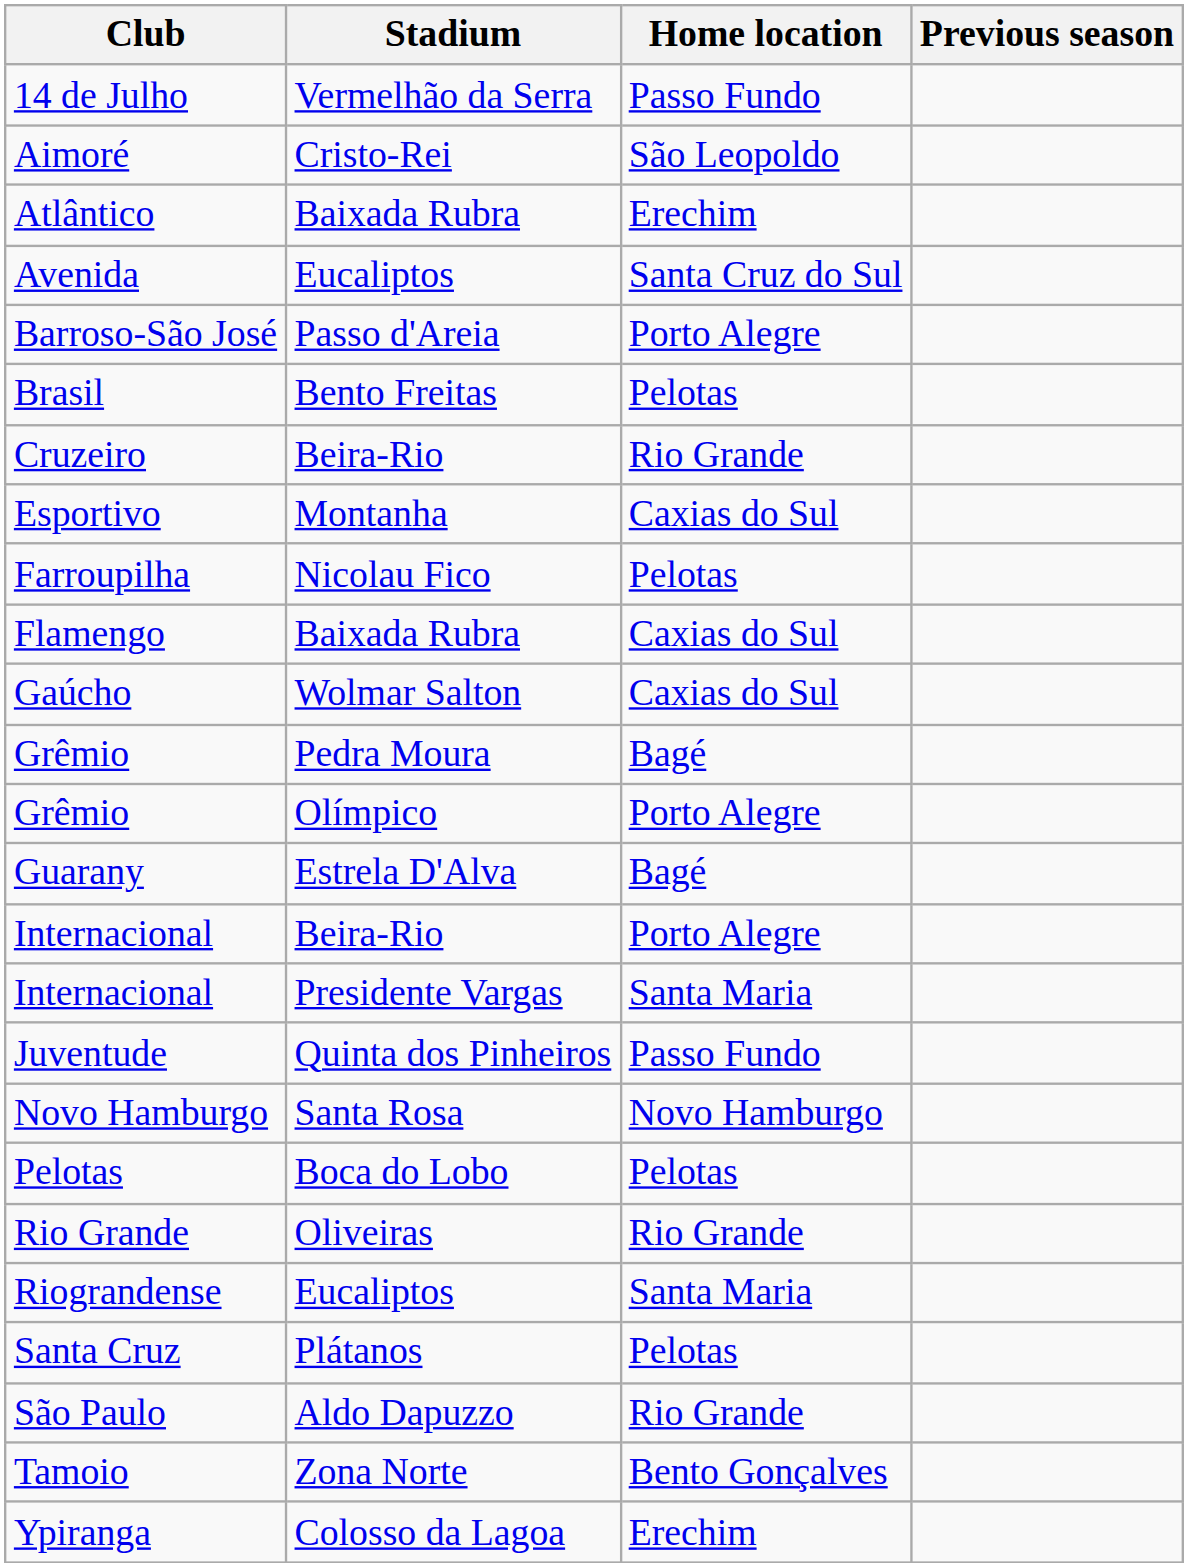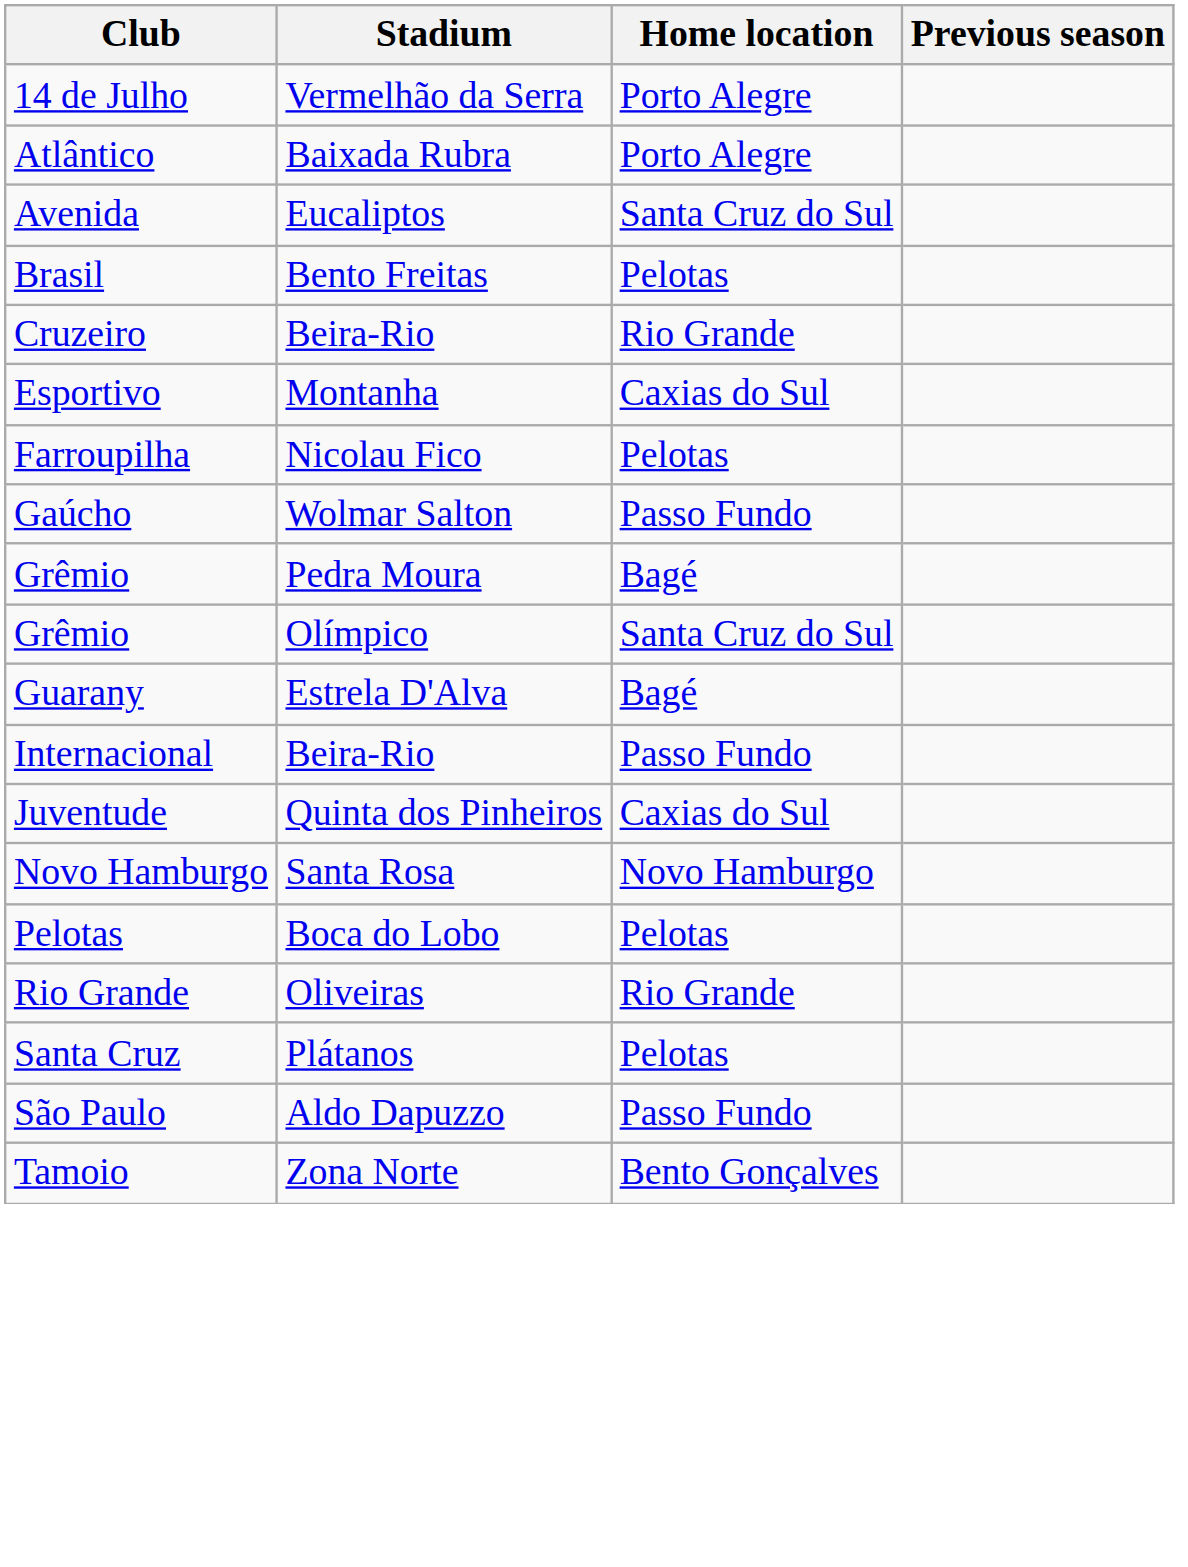(725, 94) Passo Fundo -> (716, 94) Porto Alegre
- row: (72, 154)
(693, 214) Erechim -> (716, 154) Porto Alegre
- row: (146, 333)
- row: (89, 633)
(734, 693) Caxias do Sul -> (716, 513) Passo Fundo
(725, 812) Porto Alegre -> (757, 633) Santa Cruz do Sul
(725, 932) Porto Alegre -> (716, 753) Passo Fundo
- row: (113, 992)
(725, 1052) Passo Fundo -> (725, 812) Caxias do Sul
- row: (118, 1292)
(716, 1411) Rio Grande -> (716, 1112) Passo Fundo
- row: (82, 1531)
